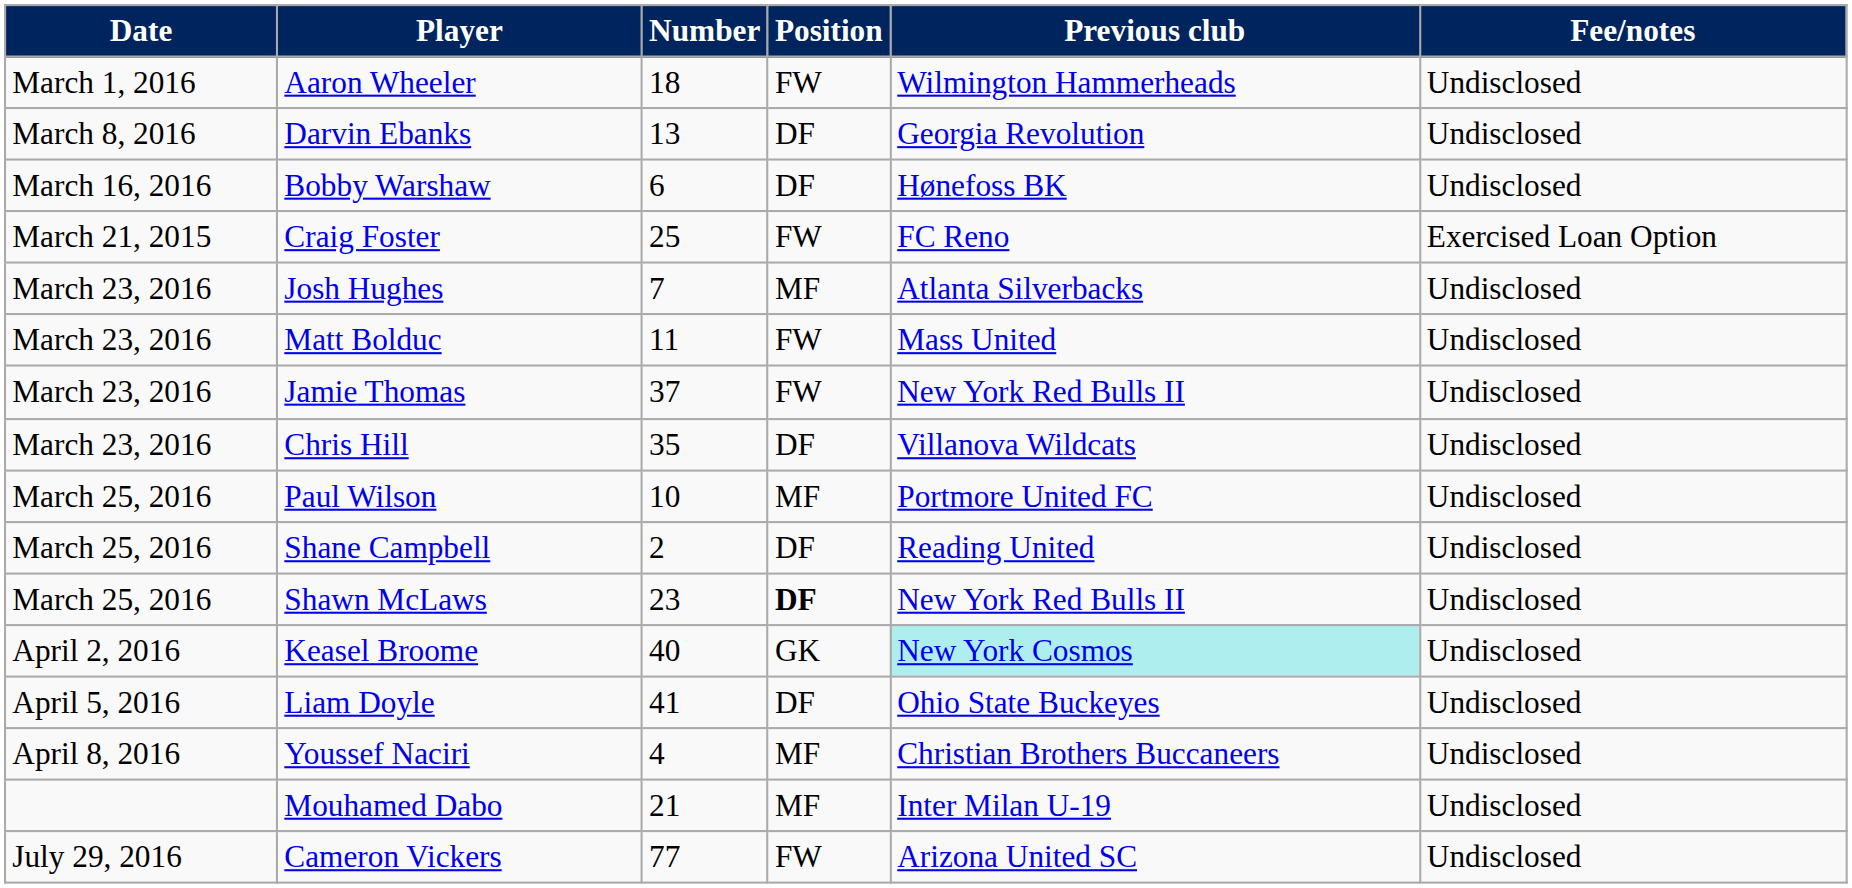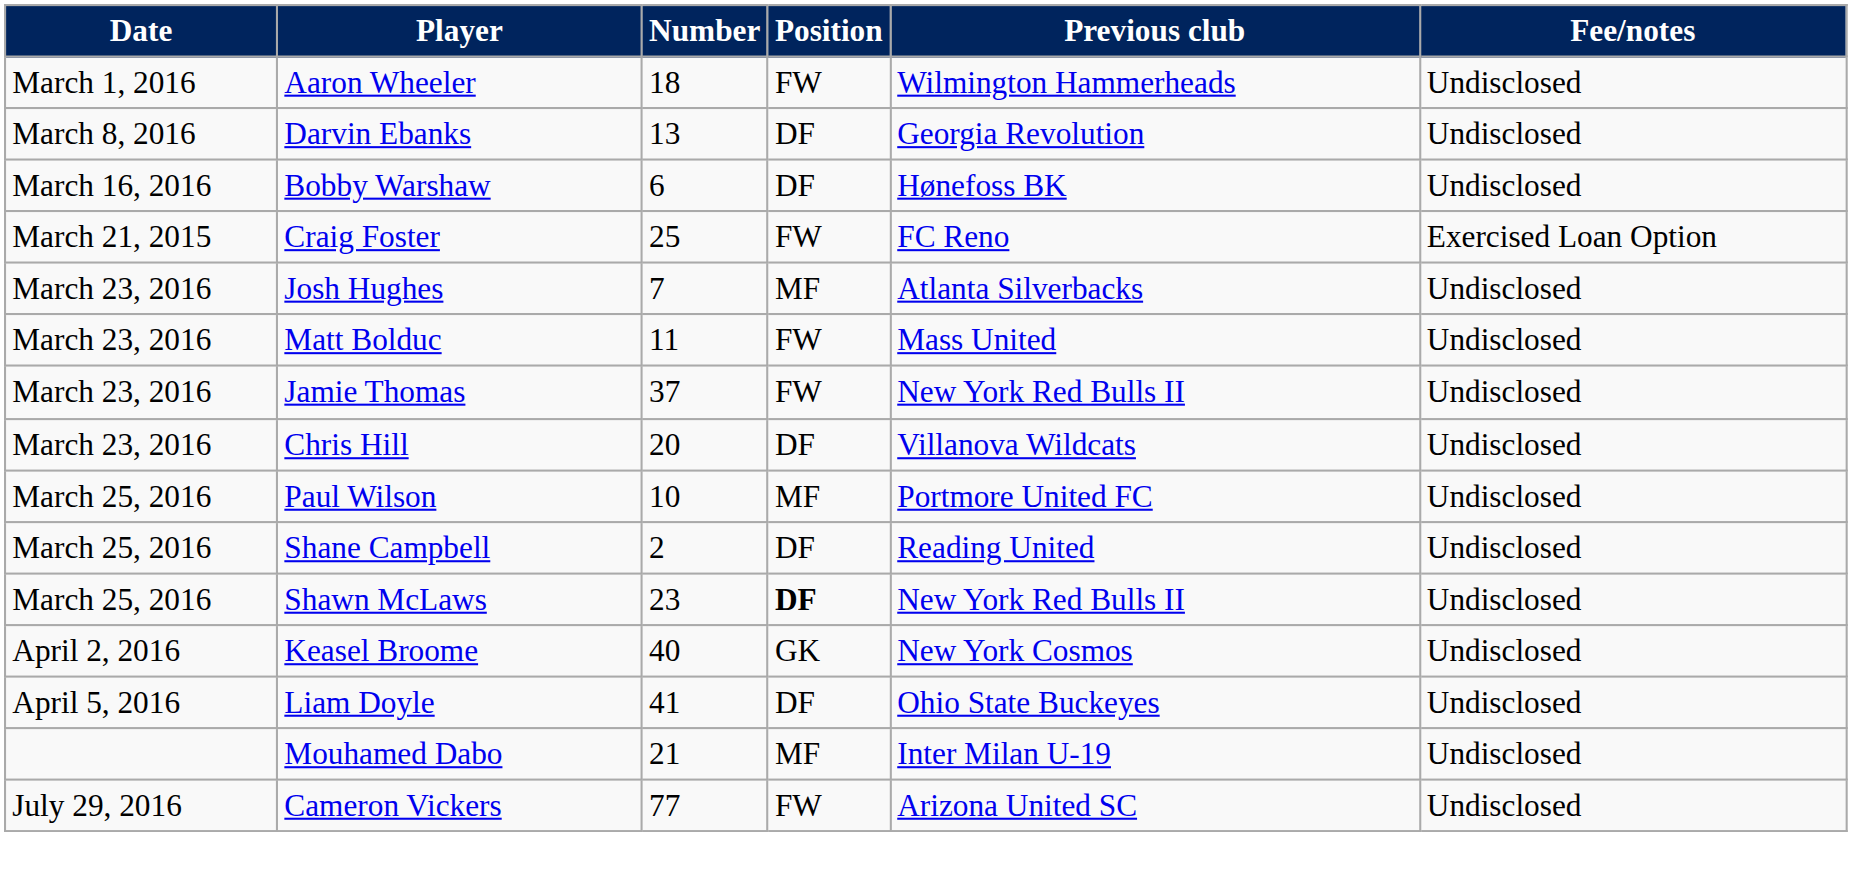(665, 443) 35 -> (665, 443) 20
(1015, 650) paleturquoise background -> (1015, 650) no background
- row: (377, 753)
